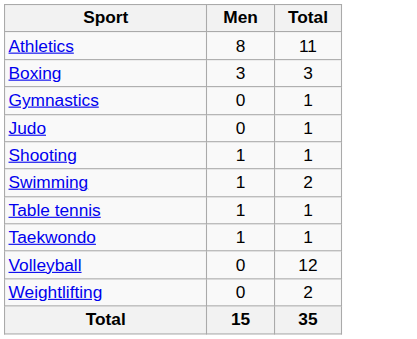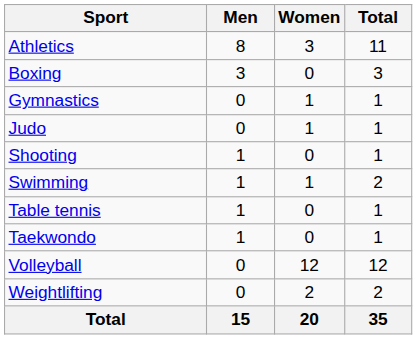+ column: (309, 18)
